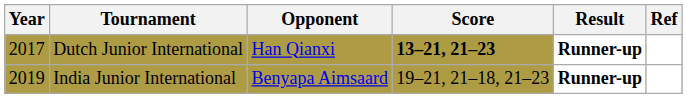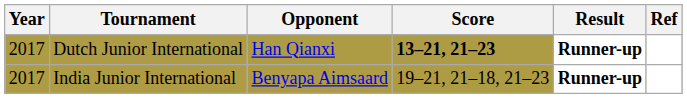(27, 79) 2019 -> (27, 79) 2017
